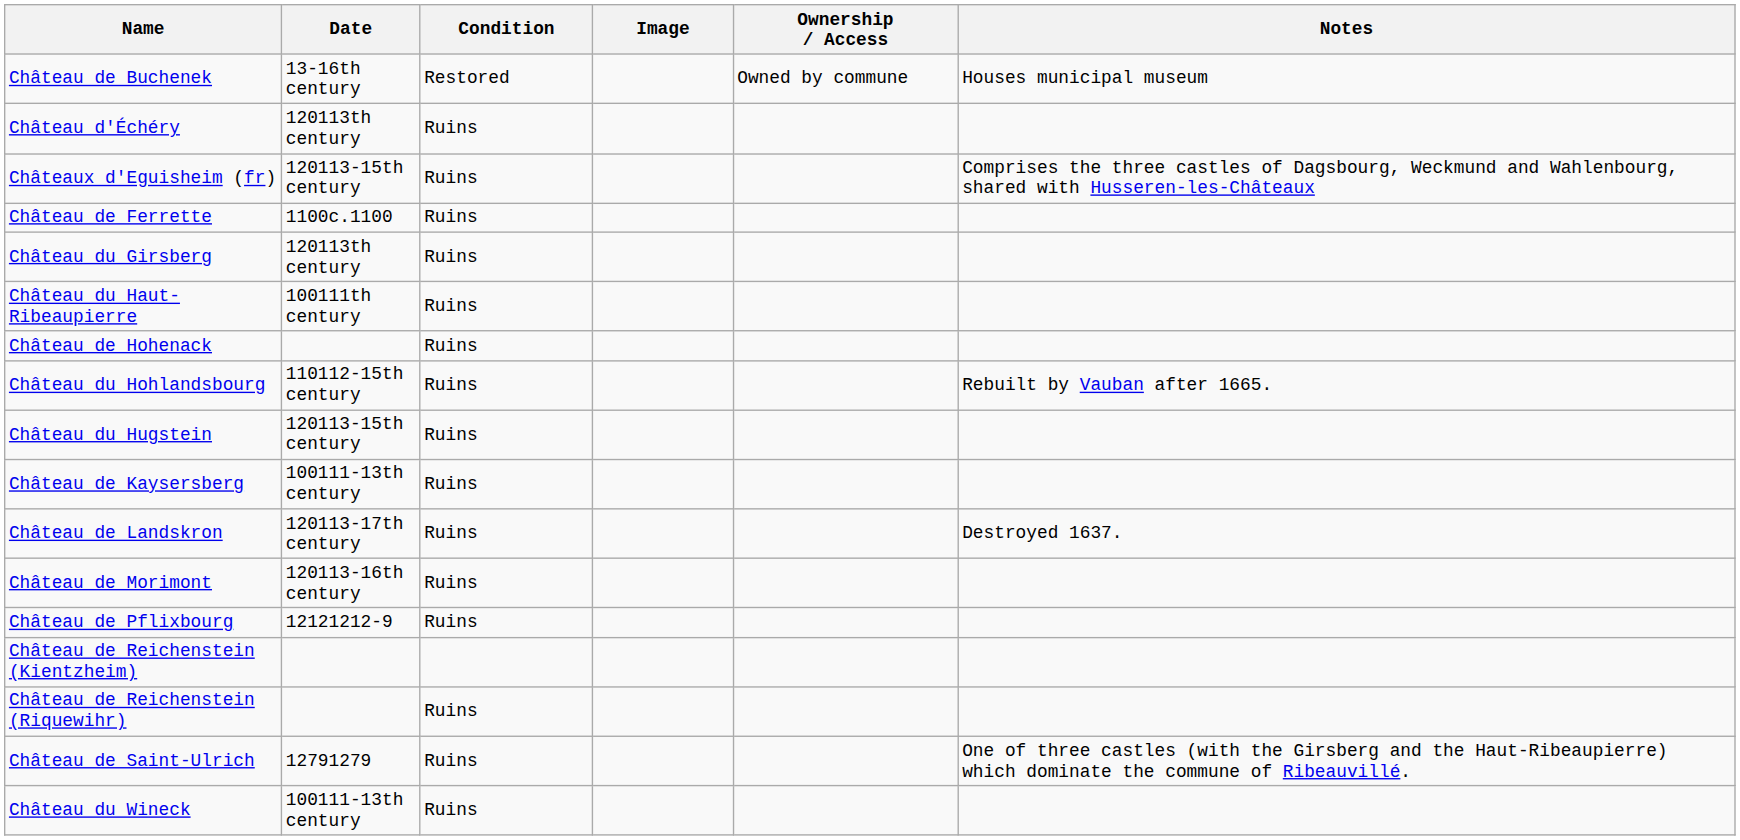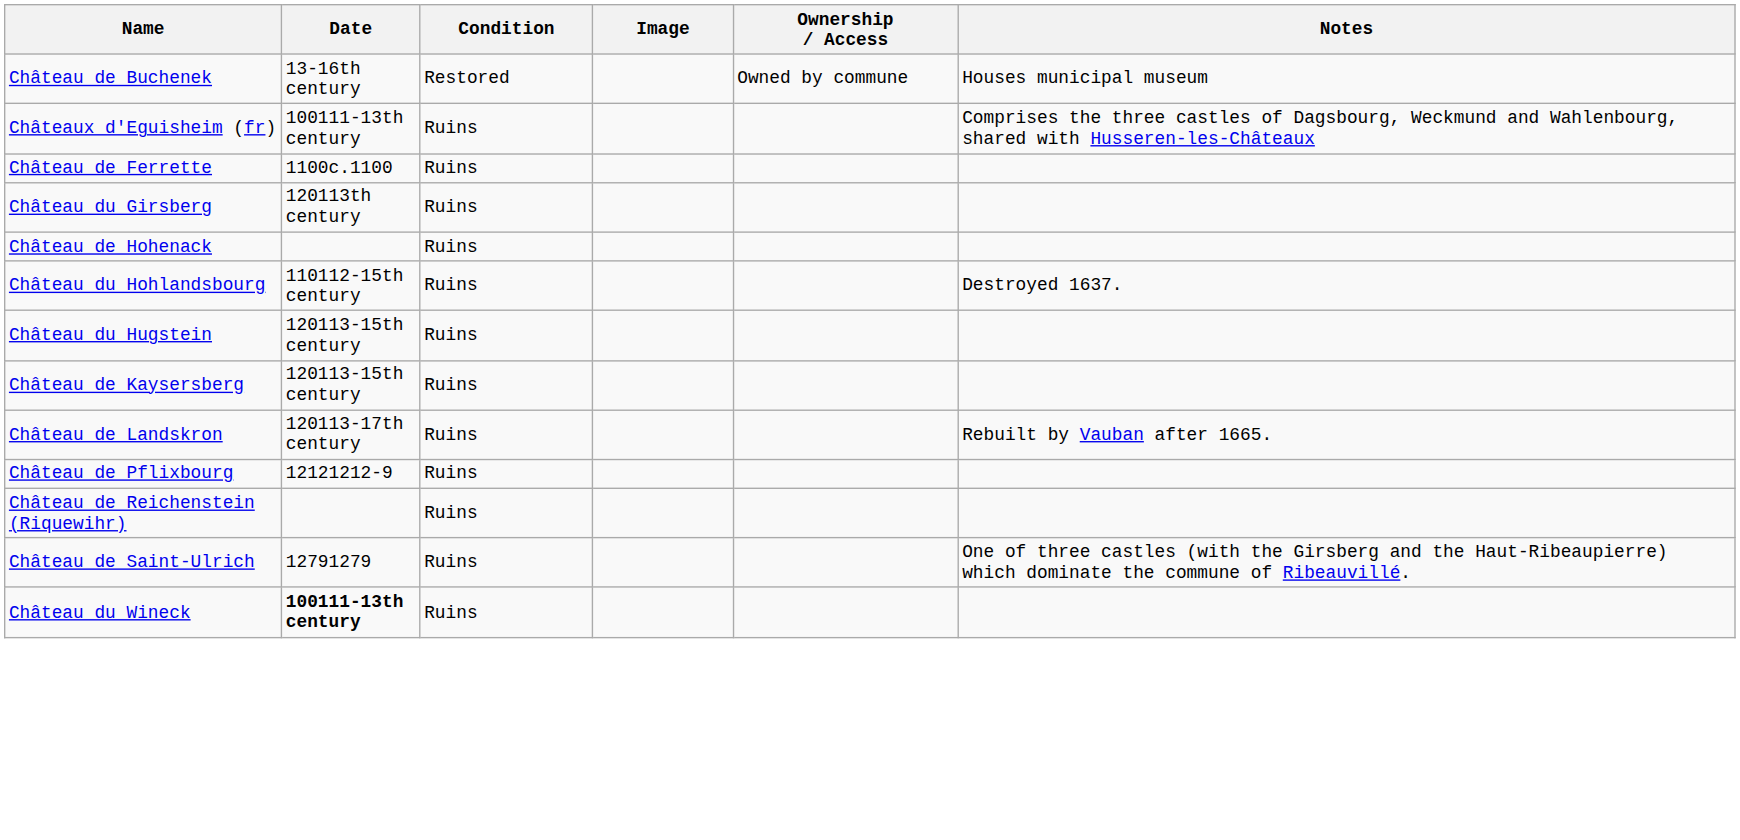- row: (94, 129)
(345, 178) 120113-15th century -> (345, 129) 100111-13th century
- row: (94, 306)
(1117, 385) Rebuilt by Vauban after 1665. -> (1042, 286) Destroyed 1637.
(345, 484) 100111-13th century -> (345, 385) 120113-15th century
(1042, 534) Destroyed 1637. -> (1117, 435) Rebuilt by Vauban after 1665.
- row: (110, 583)
- row: (132, 662)
(345, 811) normal -> (345, 612) bold
